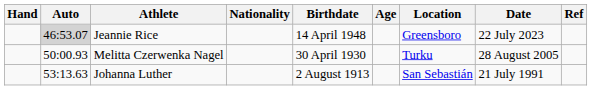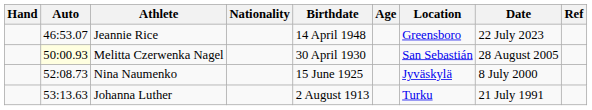(66, 34) lightgrey background -> (66, 34) no background
(66, 54) no background -> (66, 54) lightyellow background
(417, 54) Turku -> (437, 54) San Sebastián
+ row: (135, 74)
(437, 74) San Sebastián -> (417, 94) Turku
